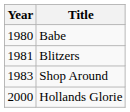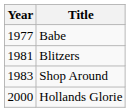(20, 35) 1980 -> (20, 35) 1977
